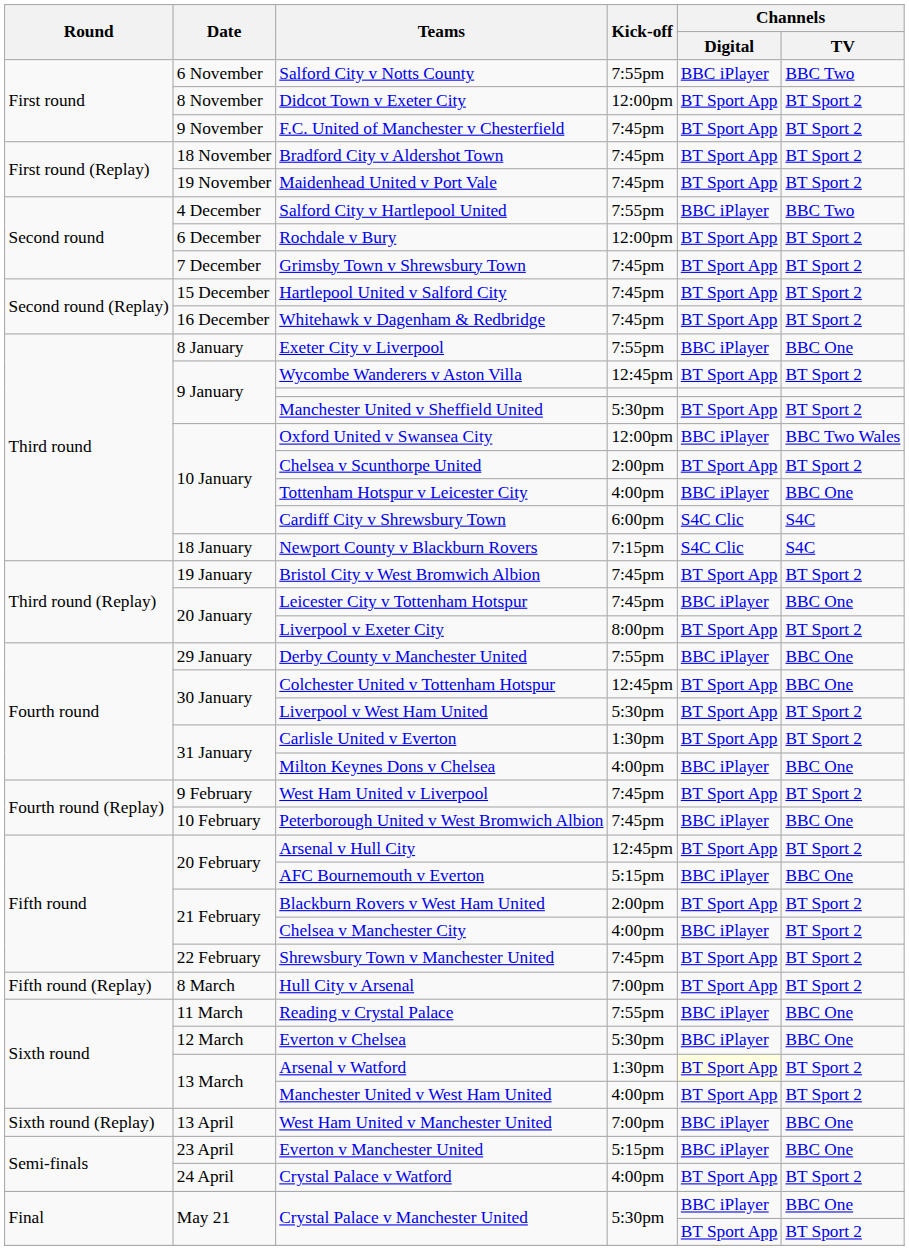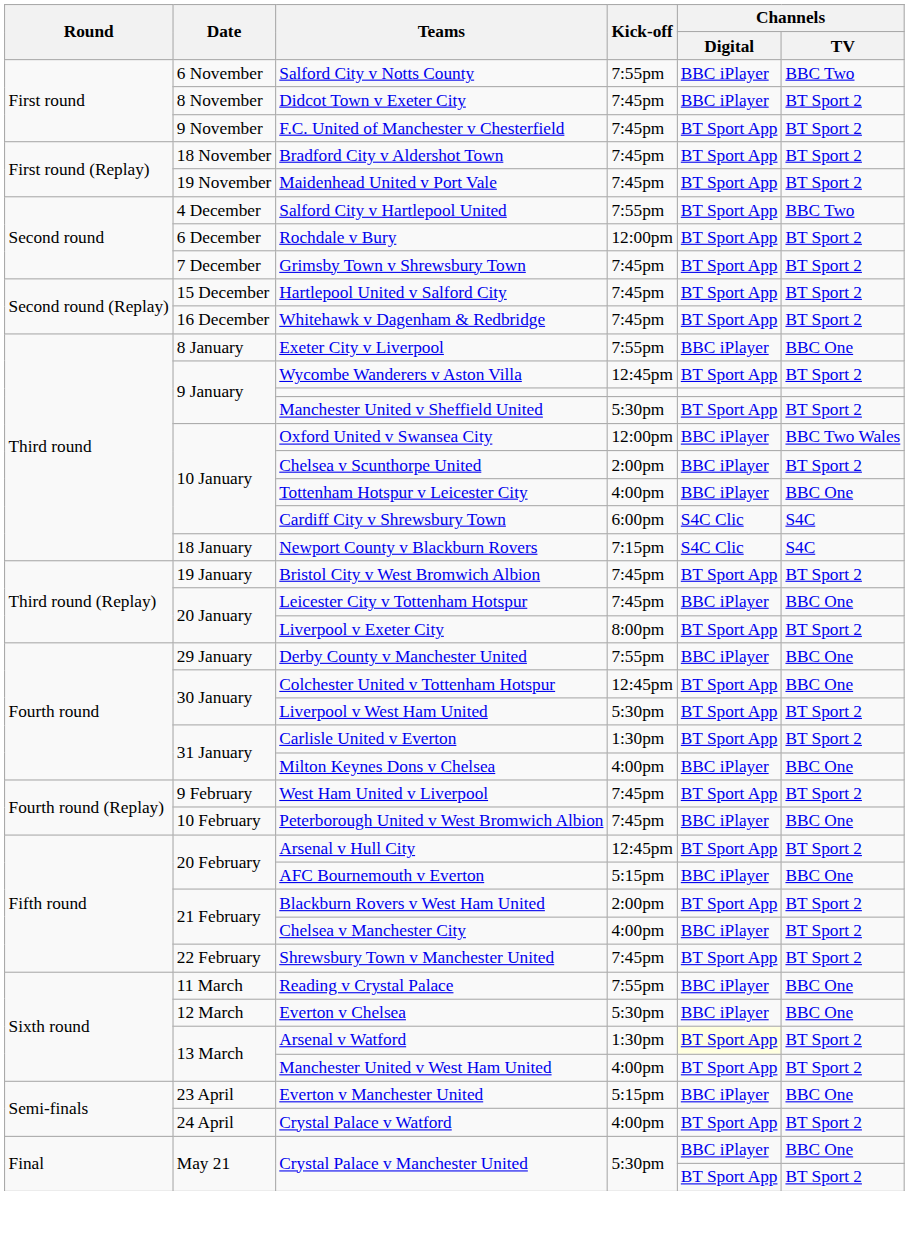(642, 100) 12:00pm -> (638, 100) 7:45pm
(729, 100) BT Sport App -> (725, 100) BBC iPlayer
(725, 210) BBC iPlayer -> (729, 210) BT Sport App
(729, 464) BT Sport App -> (725, 464) BBC iPlayer
- row: (206, 985)
- row: (205, 1122)
